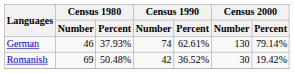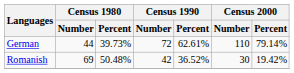(89, 44) 46 -> (89, 44) 44
(116, 44) 37.93% -> (116, 44) 39.73%
(167, 44) 74 -> (167, 44) 72
(242, 44) 130 -> (242, 44) 110
